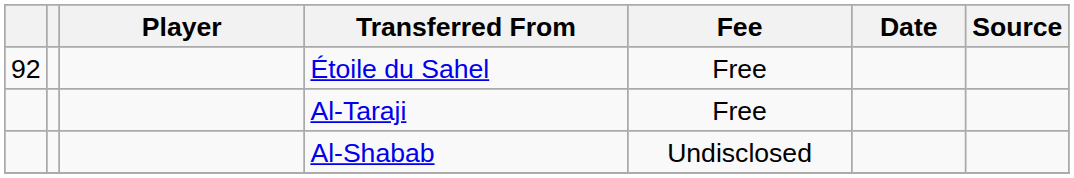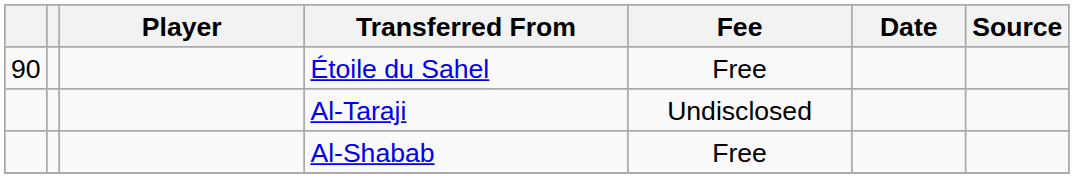(26, 68) 92 -> (26, 68) 90
(740, 110) Free -> (740, 110) Undisclosed
(740, 152) Undisclosed -> (740, 152) Free
